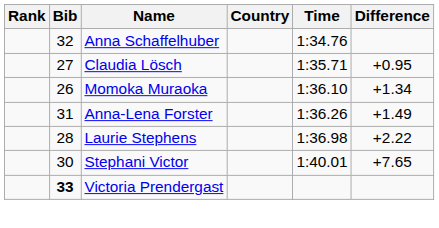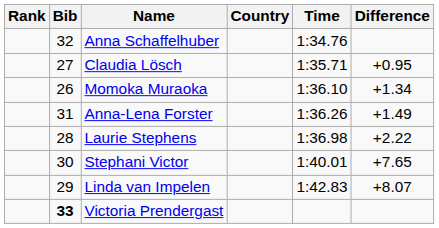+ row: (147, 187)
